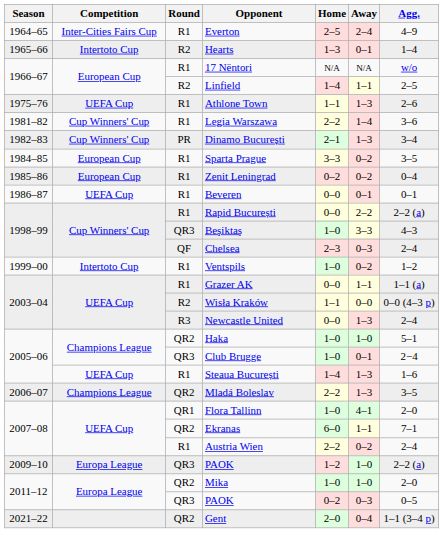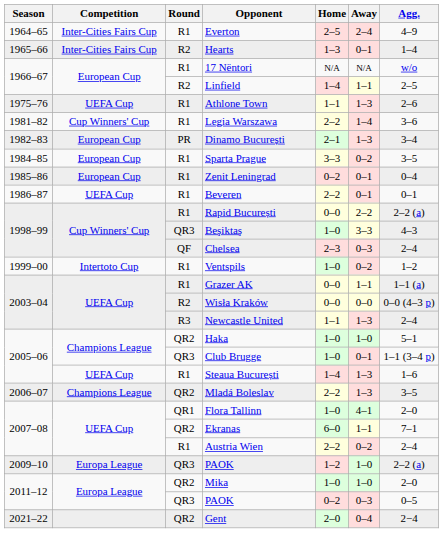(109, 49) Intertoto Cup -> (109, 49) Inter-Cities Fairs Cup
(109, 140) Cup Winners' Cup -> (109, 140) European Cup
(364, 176) 0–2 -> (364, 176) 0–1
(332, 194) 0–0 -> (332, 194) 2–2
(332, 302) 1–1 -> (332, 302) 0–0
(332, 320) 0–0 -> (332, 320) 1–1
(409, 356) 2−4 -> (409, 356) 1–1 (3–4 p)
(409, 518) 1–1 (3–4 p) -> (409, 518) 2−4
